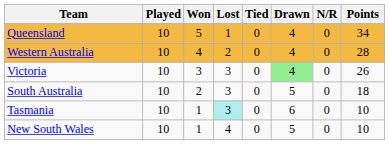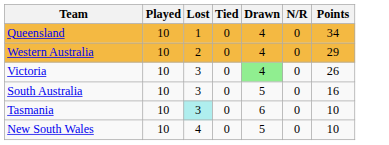- column: (199, 14)
(363, 52) 28 -> (333, 52) 29
(363, 91) 18 -> (333, 91) 16
